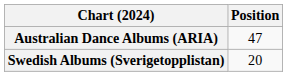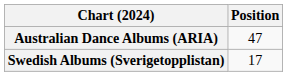(255, 60) 20 -> (255, 60) 17
